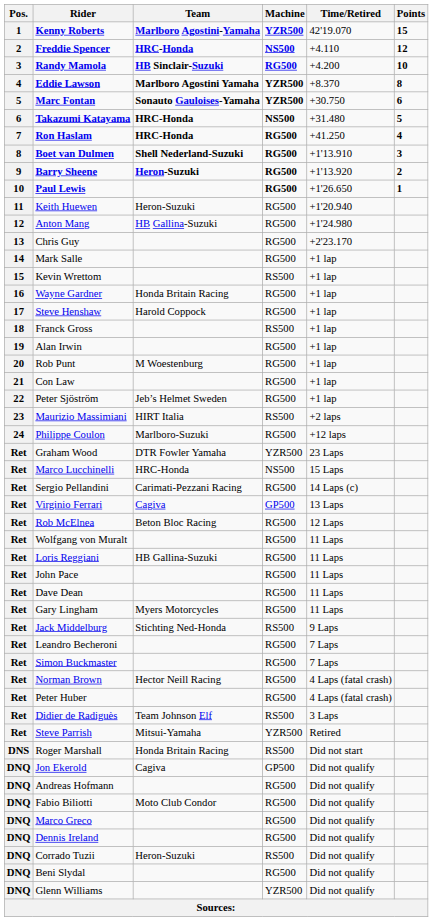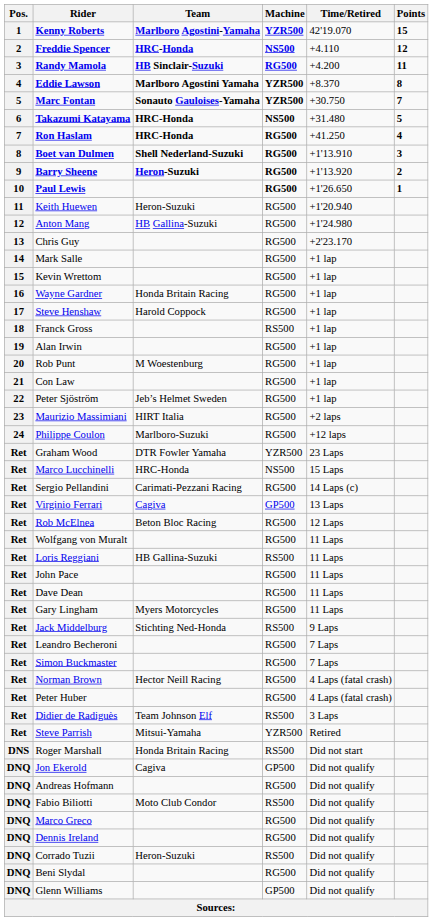(402, 66) 10 -> (402, 66) 11
(400, 101) 6 -> (400, 101) 7
(280, 276) RS500 -> (280, 276) RG500
(280, 416) RS500 -> (280, 416) RG500
(280, 557) RG500 -> (280, 557) RS500
(280, 802) RG500 -> (280, 802) RS500
(284, 890) YZR500 -> (280, 890) GP500
